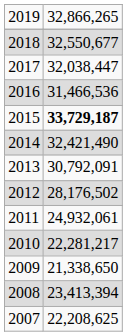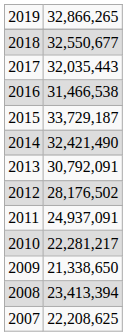(83, 67) 32,038,447 -> (83, 67) 32,035,443
(83, 92) 31,466,536 -> (83, 92) 31,466,538
(83, 117) bold -> (83, 117) normal
(83, 218) 24,932,061 -> (83, 218) 24,937,091
